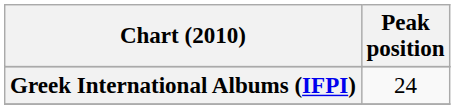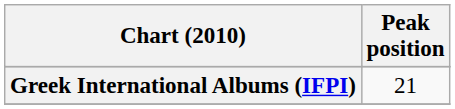(406, 85) 24 -> (406, 85) 21
